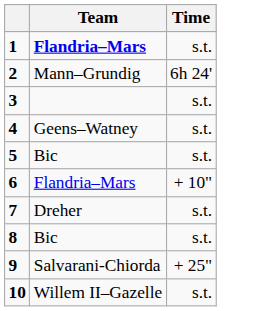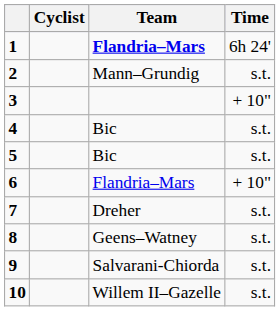+ column: (59, 18)
(202, 45) s.t. -> (250, 45) 6h 24'
(191, 73) 6h 24' -> (261, 73) s.t.
(202, 100) s.t. -> (252, 100) + 10"
(86, 127) Geens–Watney -> (105, 127) Bic
(46, 237) Bic -> (145, 237) Geens–Watney
(193, 264) + 25" -> (261, 264) s.t.
